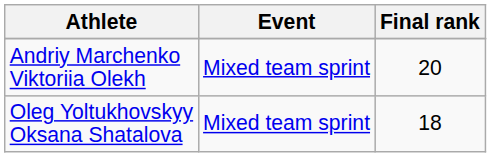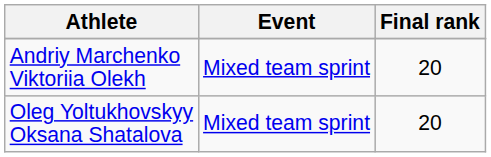(430, 124) 18 -> (430, 124) 20
